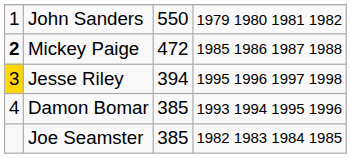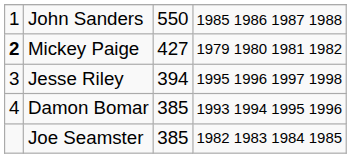(269, 19) 1979 1980 1981 1982 -> (269, 19) 1985 1986 1987 1988
(173, 49) 472 -> (173, 49) 427
(269, 49) 1985 1986 1987 1988 -> (269, 49) 1979 1980 1981 1982
(14, 78) gold background -> (14, 78) no background
